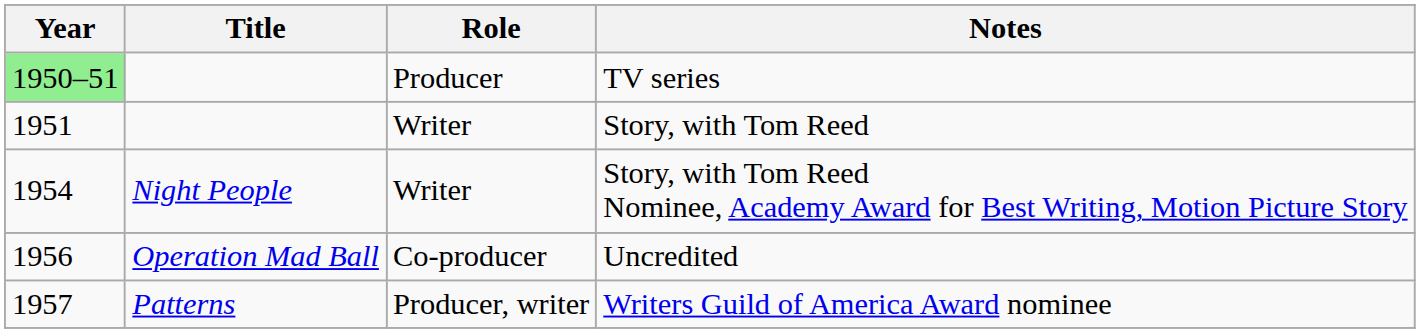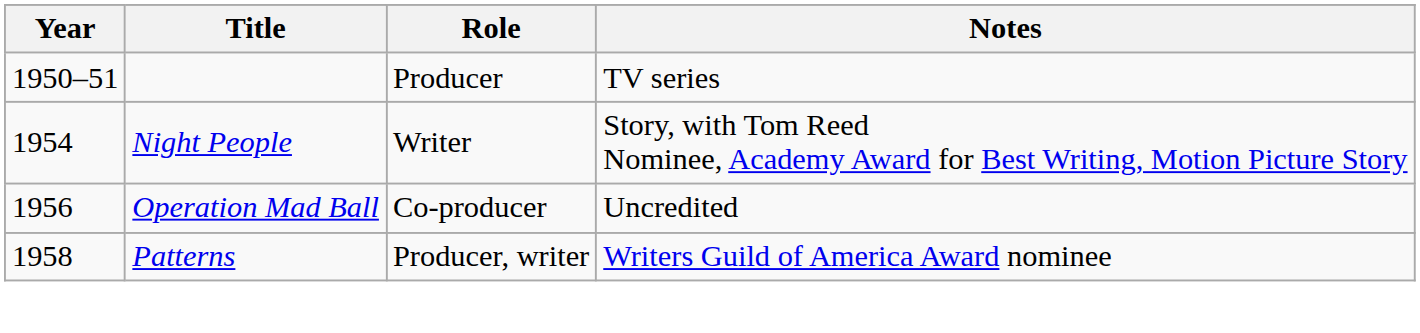(65, 76) lightgreen background -> (65, 76) no background
- row: (736, 125)
(42, 303) 1957 -> (42, 255) 1958
